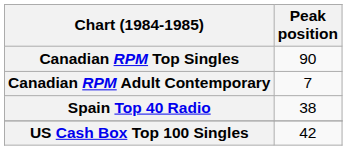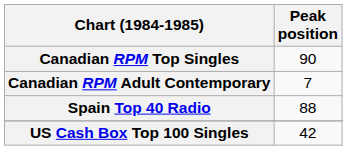(308, 108) 38 -> (308, 108) 88
